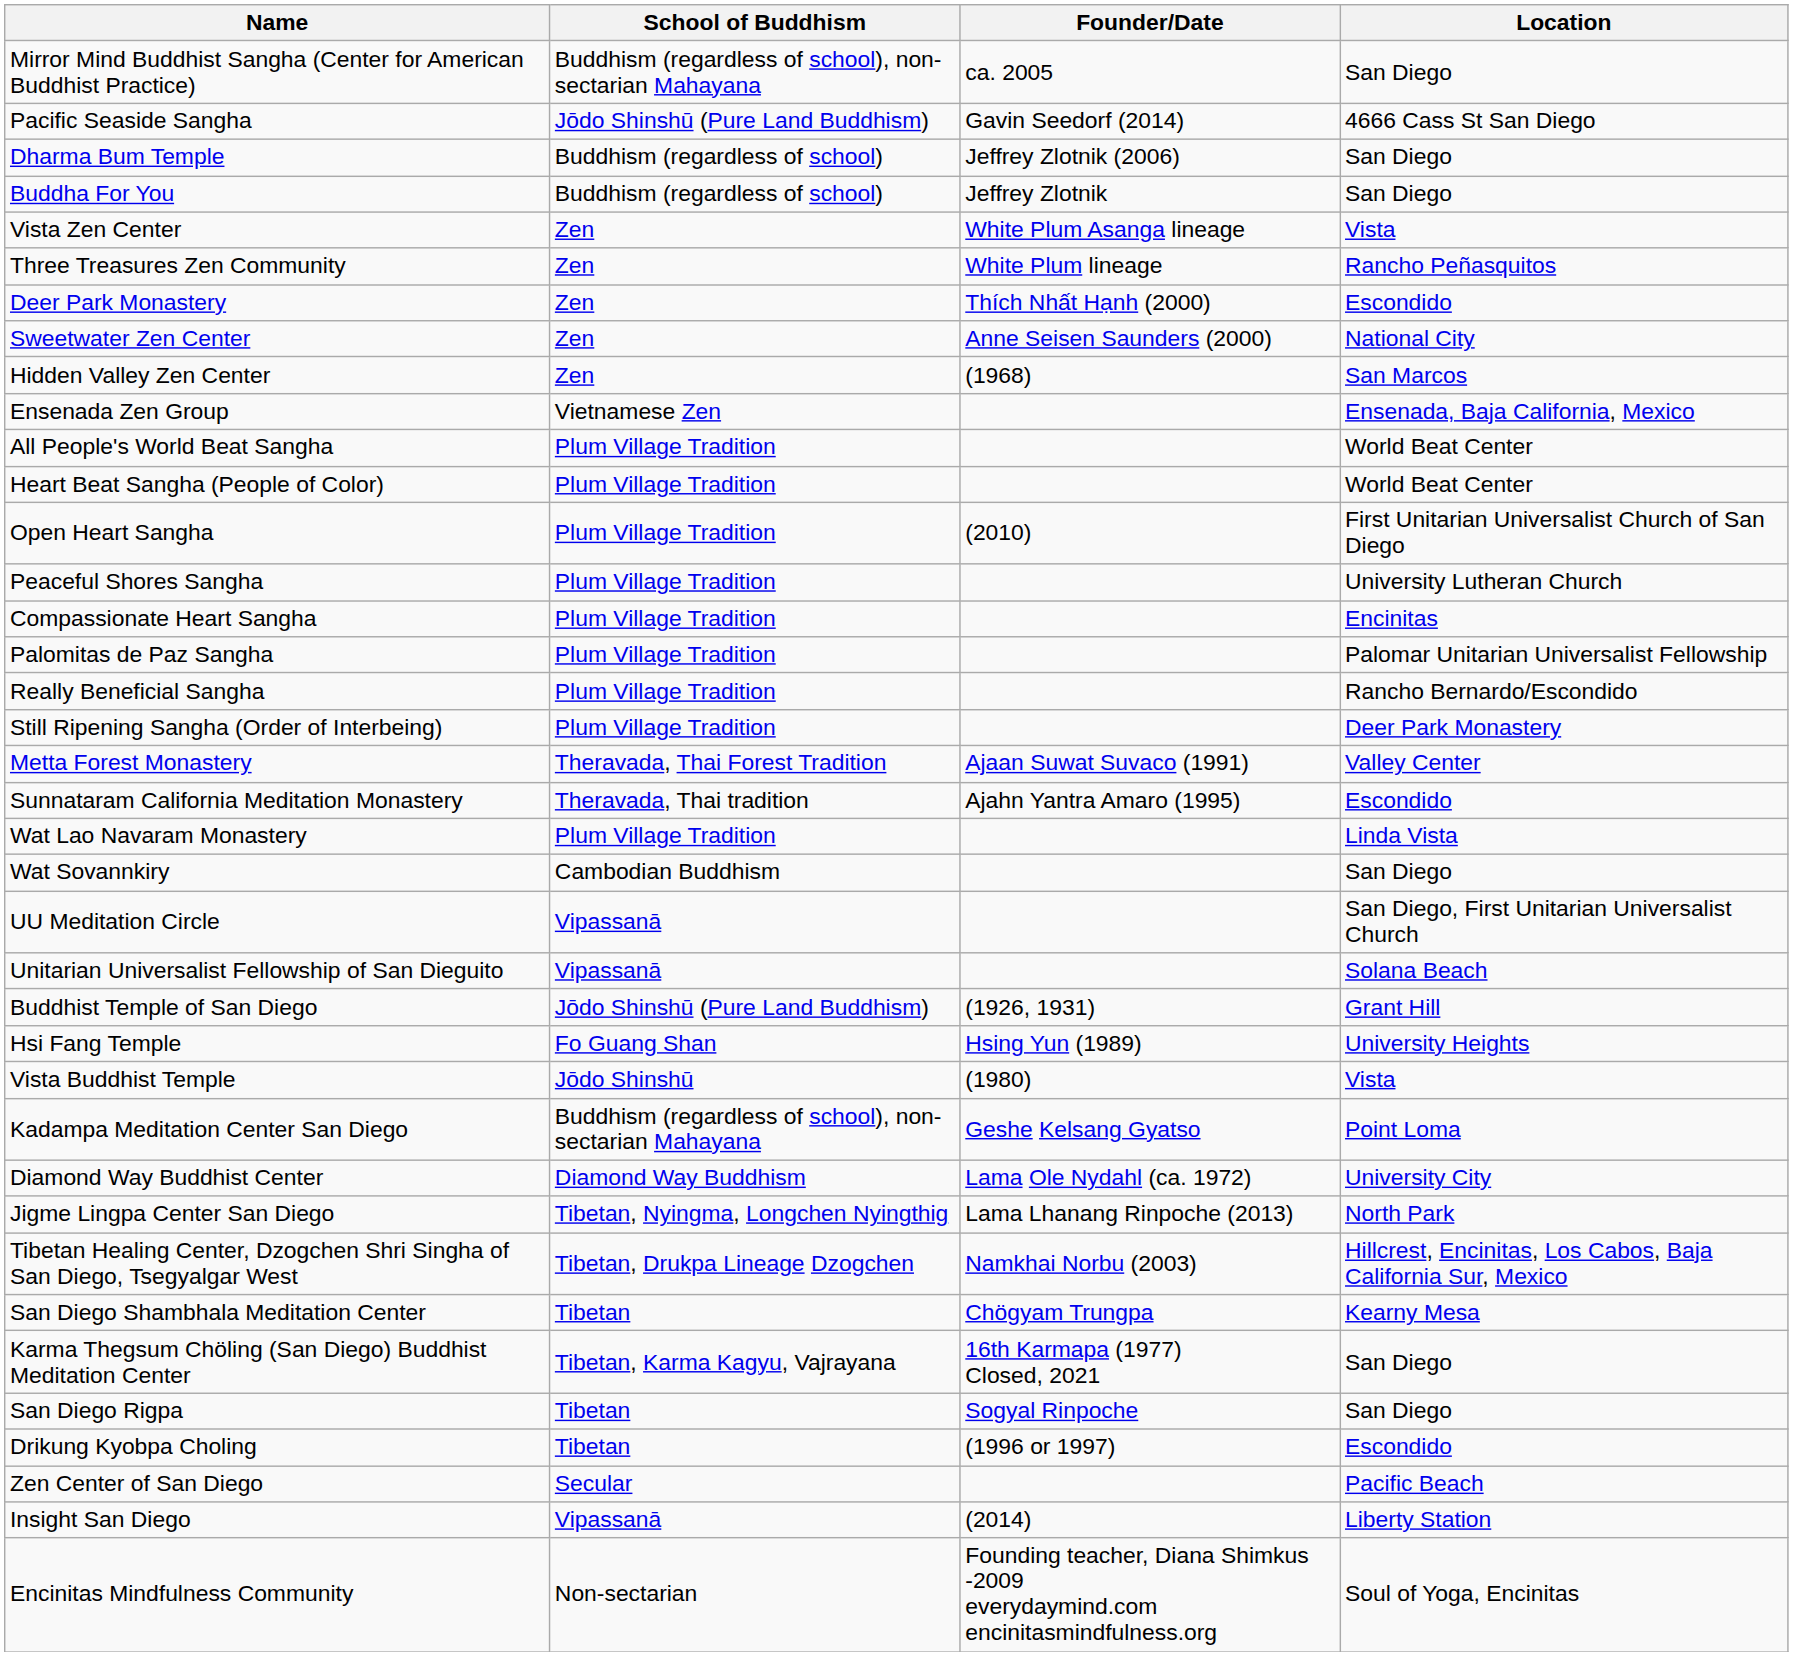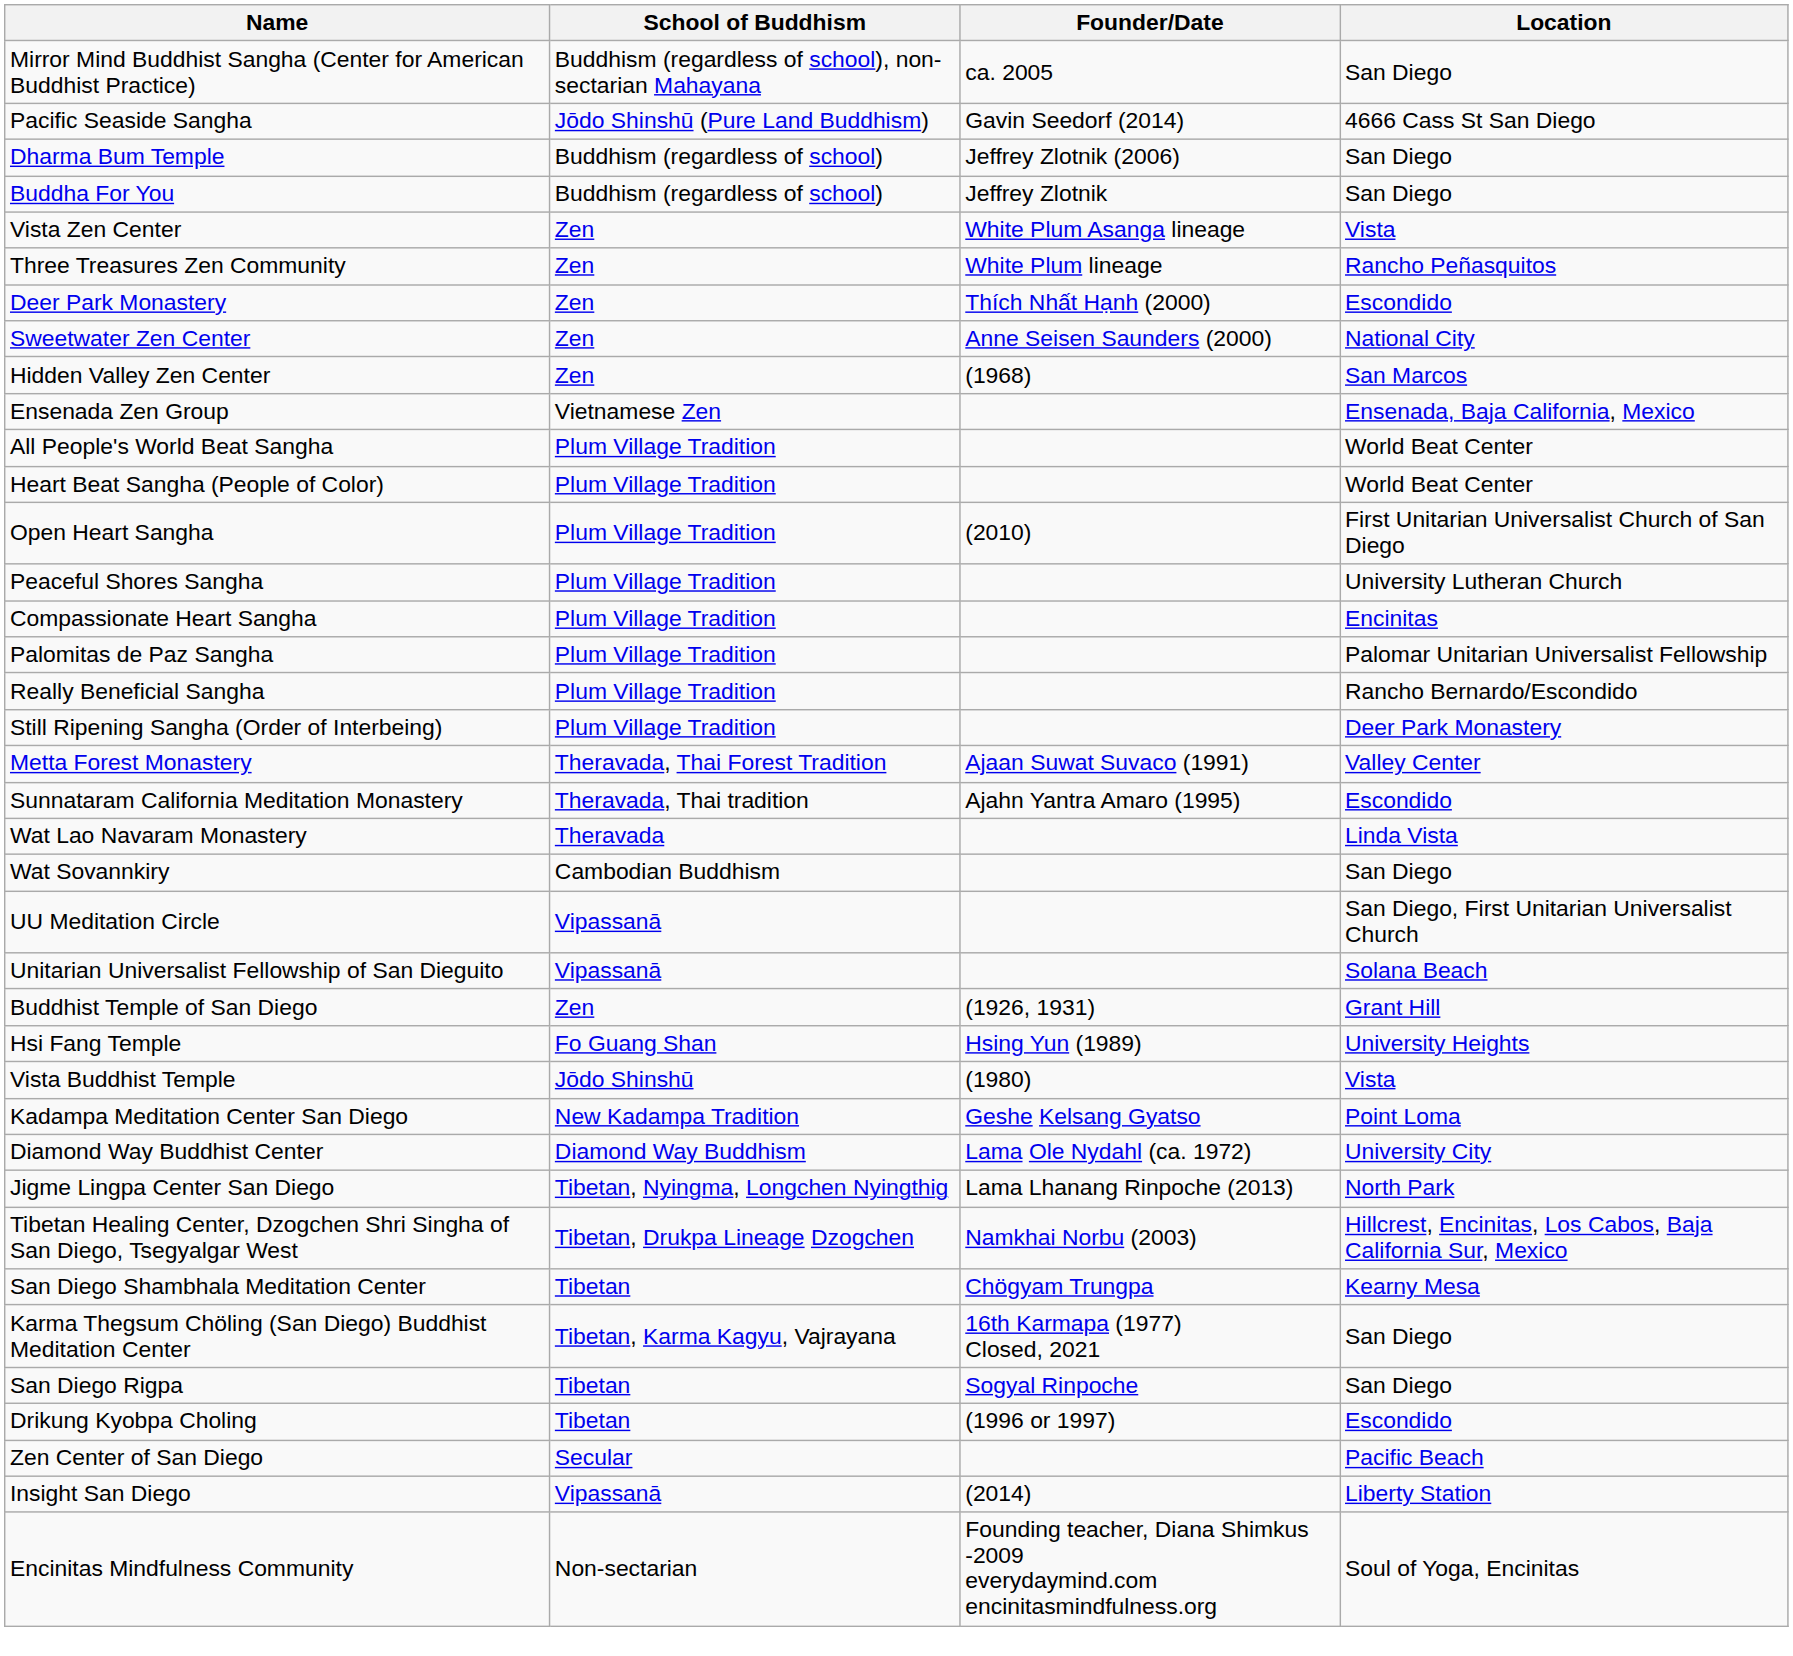(665, 836) Plum Village Tradition -> (610, 836) Theravada
(742, 1007) Jōdo Shinshū (Pure Land Buddhism) -> (575, 1007) Zen
(748, 1128) Buddhism (regardless of school), non-sectarian Mahayana -> (677, 1115) New Kadampa Tradition
